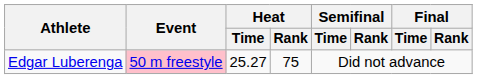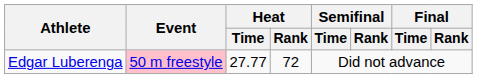(248, 62) 25.27 -> (248, 62) 27.77
(291, 62) 75 -> (291, 62) 72
